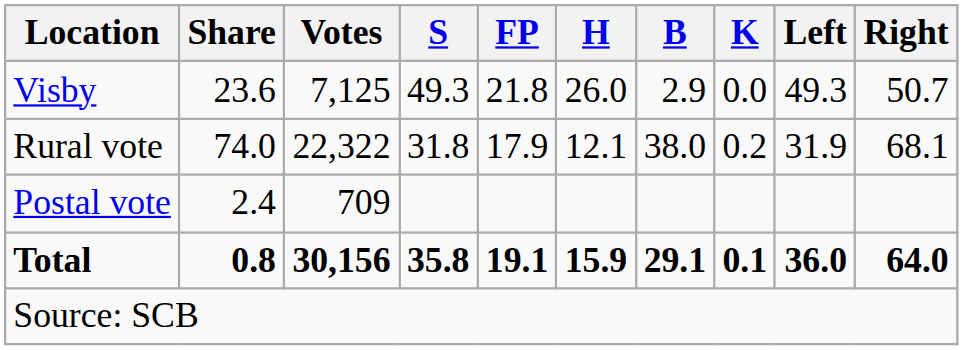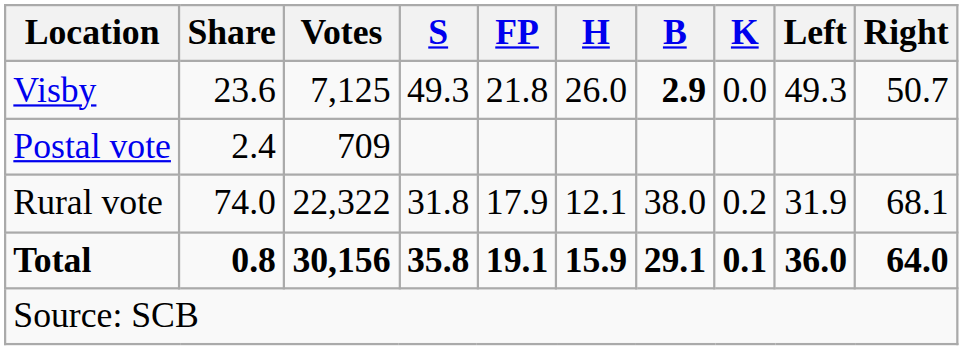(684, 89) normal -> (684, 89) bold
rows swapped: (88, 145) <-> (92, 202)
